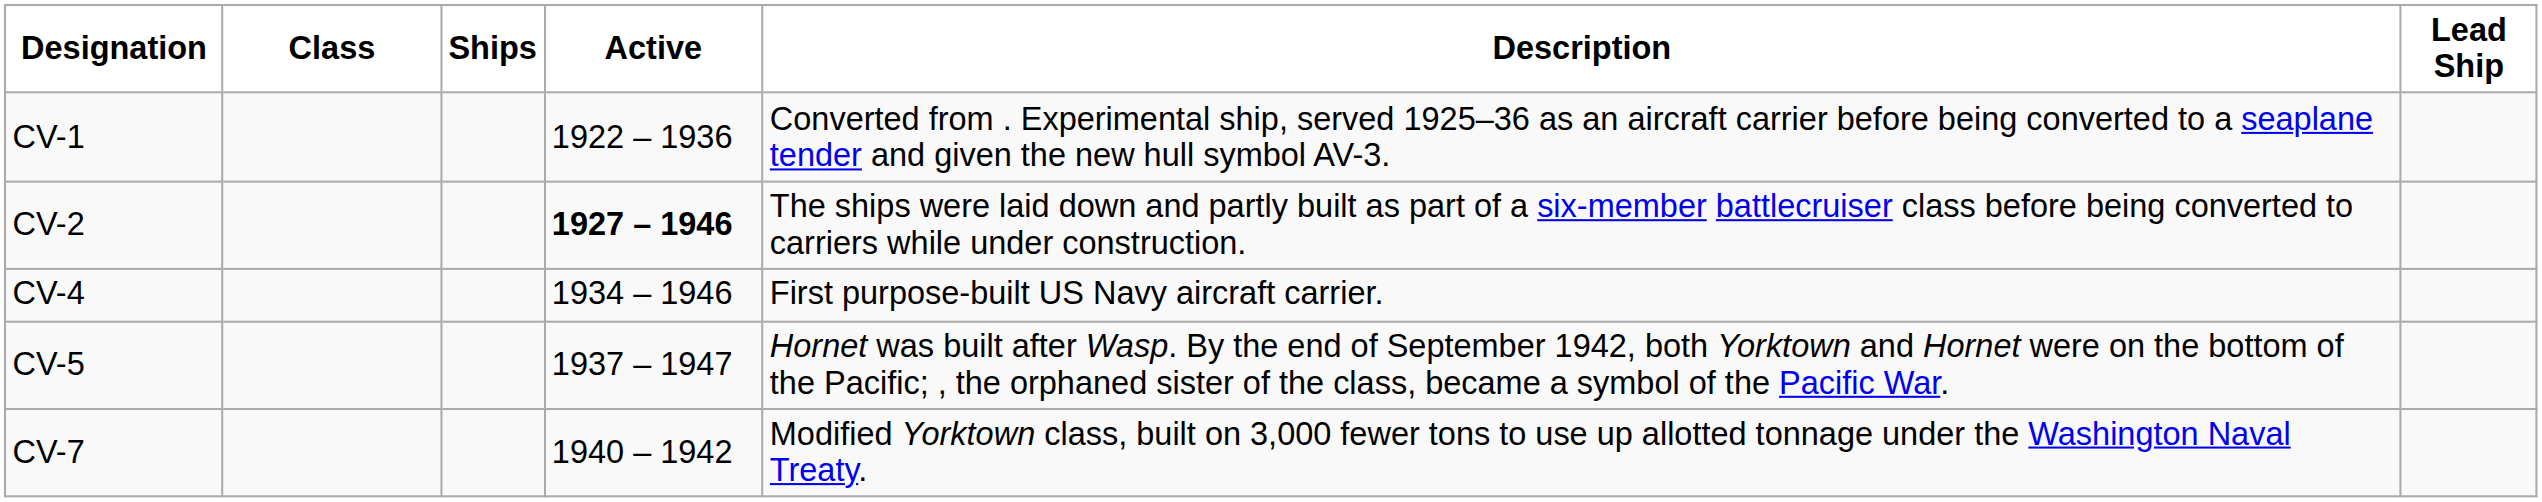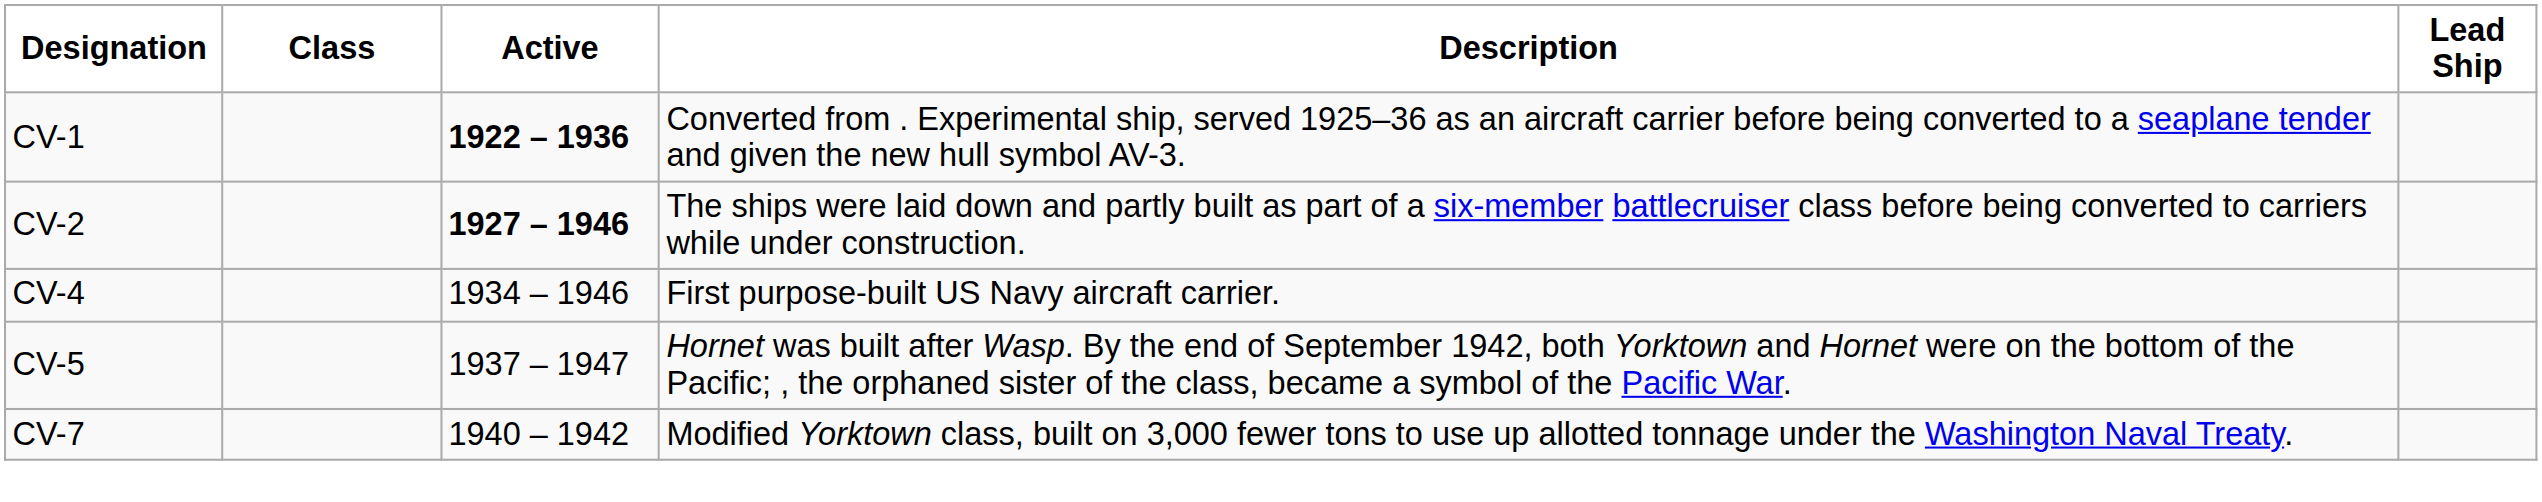- column: (493, 48)
(642, 136) normal -> (539, 136) bold
